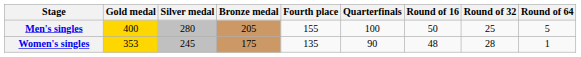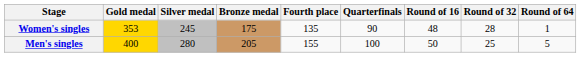rows swapped: (54, 28) <-> (54, 44)
